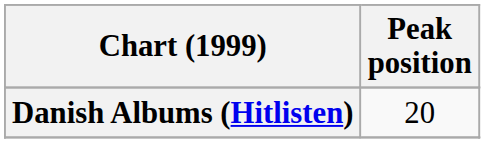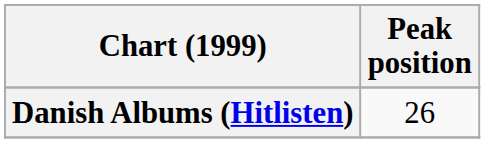(420, 112) 20 -> (420, 112) 26
